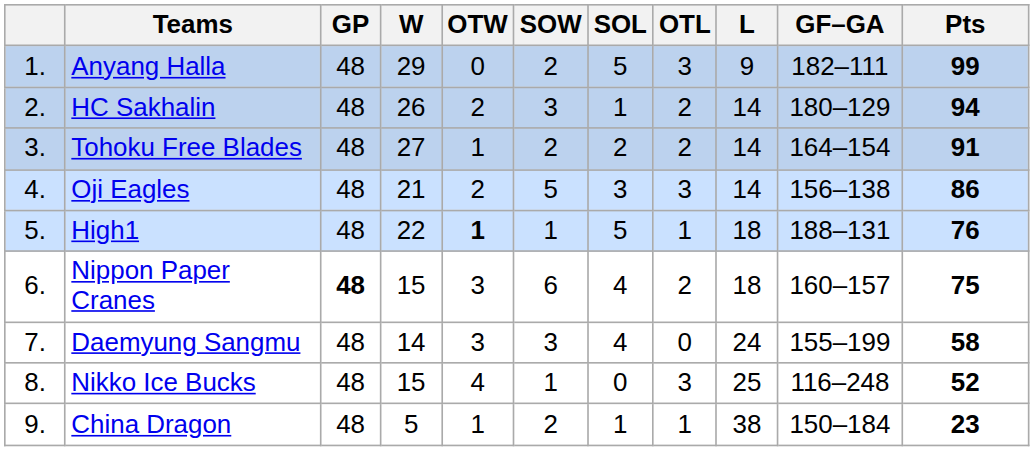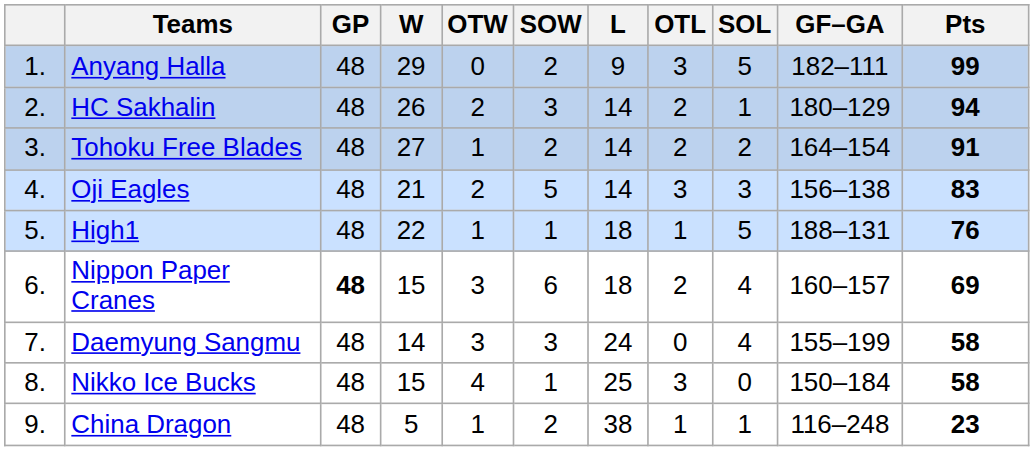columns swapped: (620, 25) <-> (747, 25)
(965, 189) 86 -> (965, 189) 83
(478, 230) bold -> (478, 230) normal
(965, 286) 75 -> (965, 286) 69
(840, 383) 116–248 -> (840, 383) 150–184
(965, 383) 52 -> (965, 383) 58
(840, 424) 150–184 -> (840, 424) 116–248
